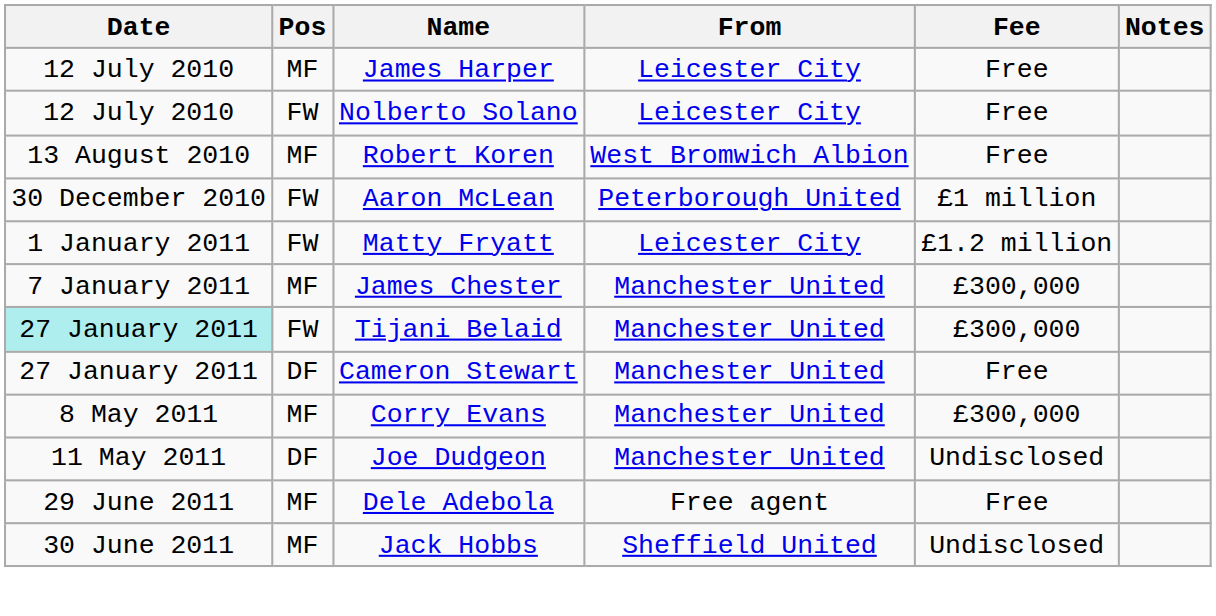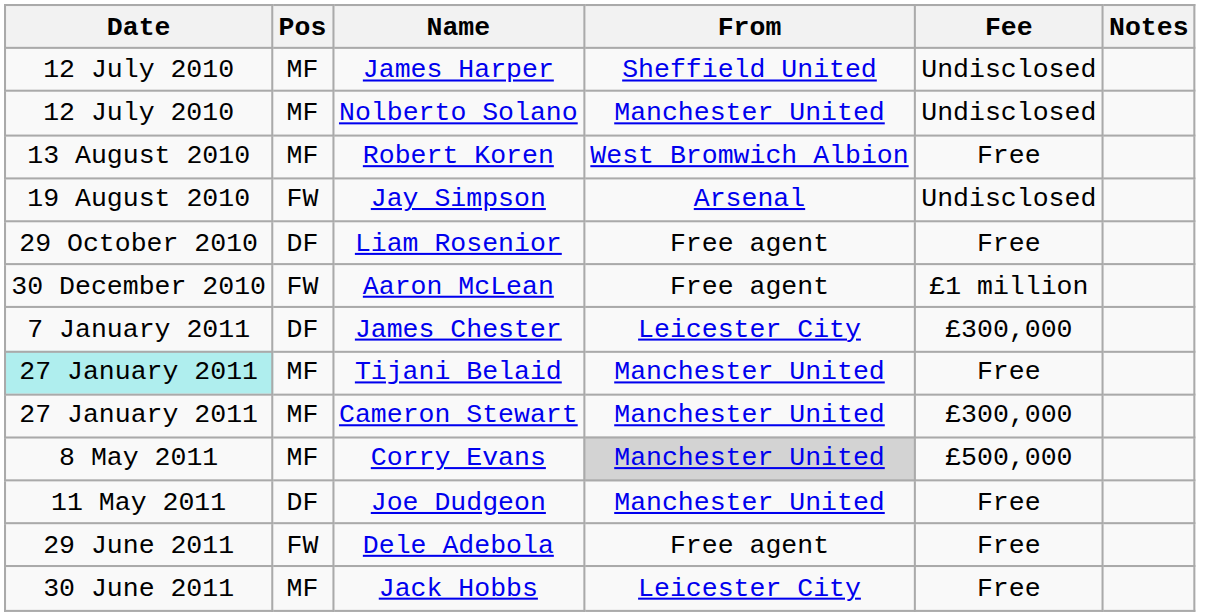(749, 70) Leicester City -> (749, 70) Sheffield United
(1017, 70) Free -> (1009, 70) Undisclosed
(302, 113) FW -> (302, 113) MF
(749, 113) Leicester City -> (749, 113) Manchester United
(1017, 113) Free -> (1009, 113) Undisclosed
+ row: (458, 200)
+ row: (458, 243)
(749, 200) Peterborough United -> (749, 286) Free agent
- row: (458, 243)
(302, 286) MF -> (302, 329) DF
(749, 286) Manchester United -> (749, 329) Leicester City
(302, 329) FW -> (302, 372) MF
(1017, 329) £300,000 -> (1009, 372) Free
(302, 372) DF -> (302, 416) MF
(1017, 372) Free -> (1009, 416) £300,000
(749, 416) no background -> (749, 459) lightgrey background
(1017, 416) £300,000 -> (1009, 459) £500,000
(1017, 459) Undisclosed -> (1009, 502) Free
(302, 502) MF -> (302, 545) FW
(749, 545) Sheffield United -> (749, 589) Leicester City
(1017, 545) Undisclosed -> (1009, 589) Free
